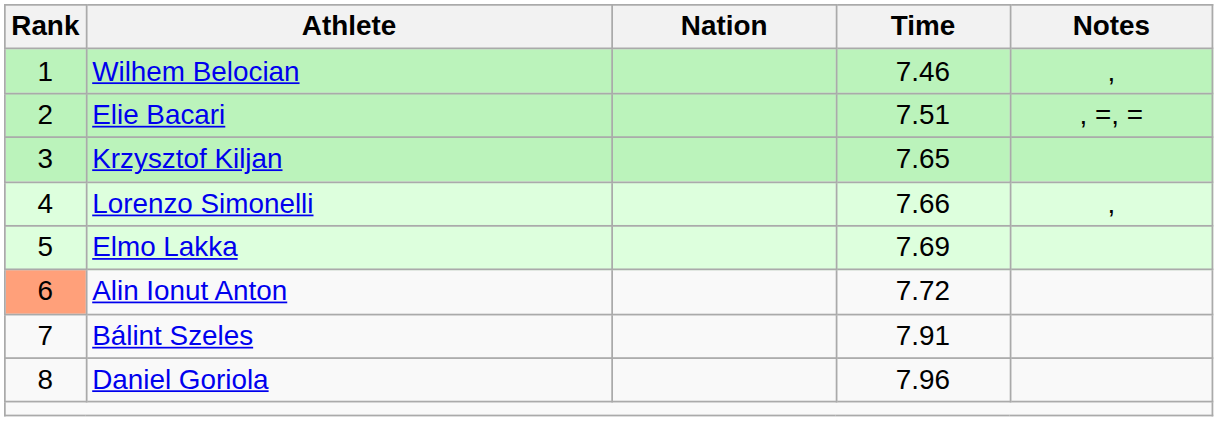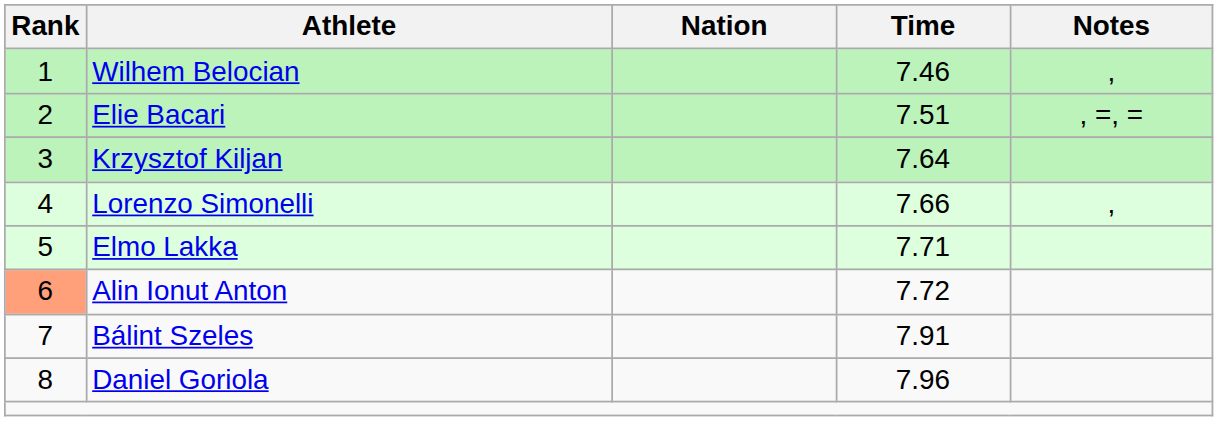(923, 159) 7.65 -> (923, 159) 7.64
(923, 247) 7.69 -> (923, 247) 7.71
